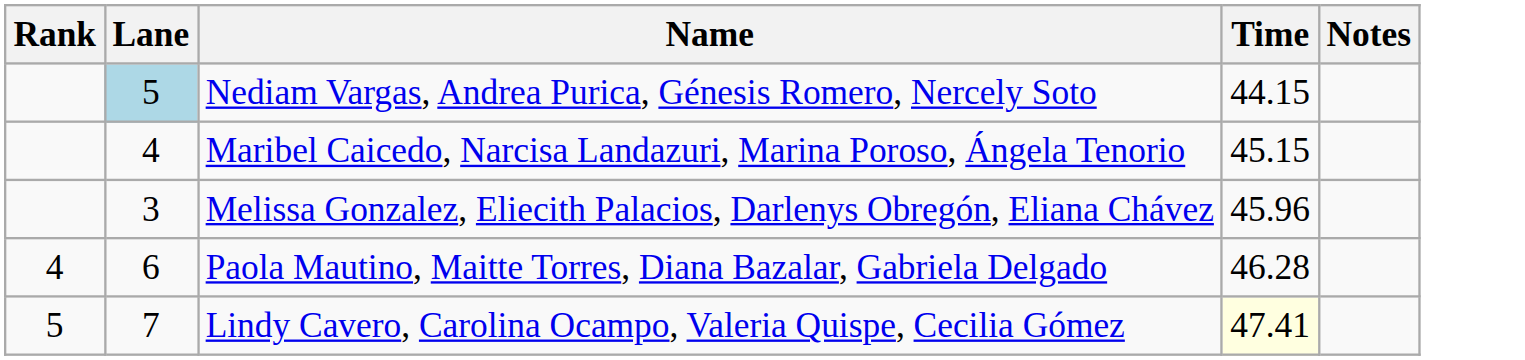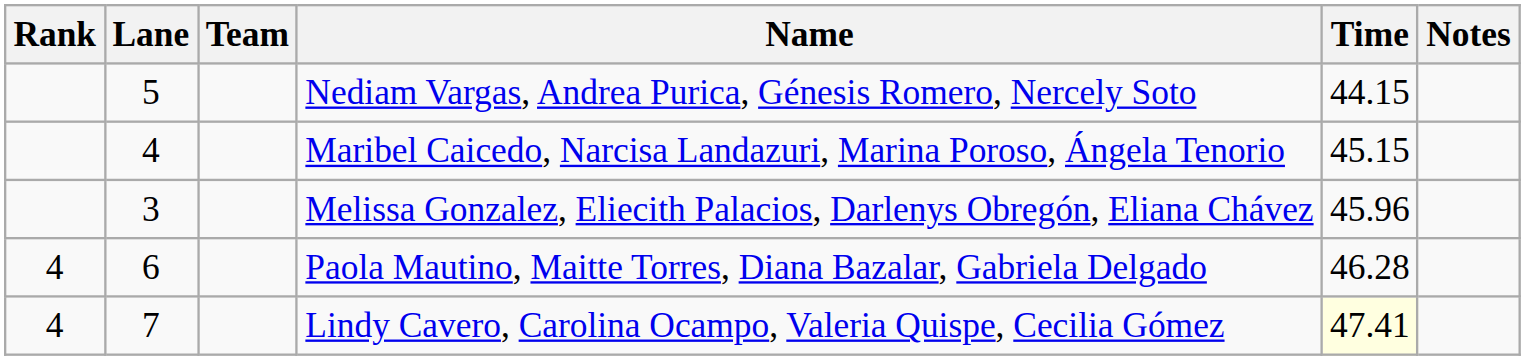+ column: (247, 33)
(151, 92) lightblue background -> (151, 92) no background
(55, 325) 5 -> (55, 325) 4
